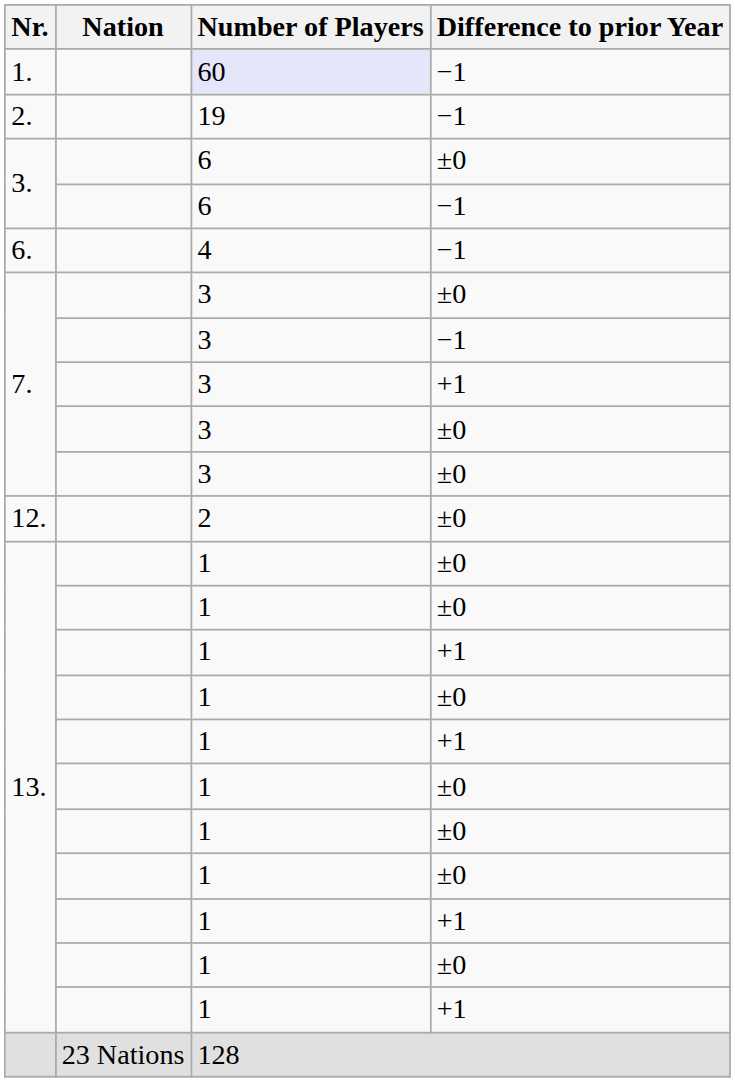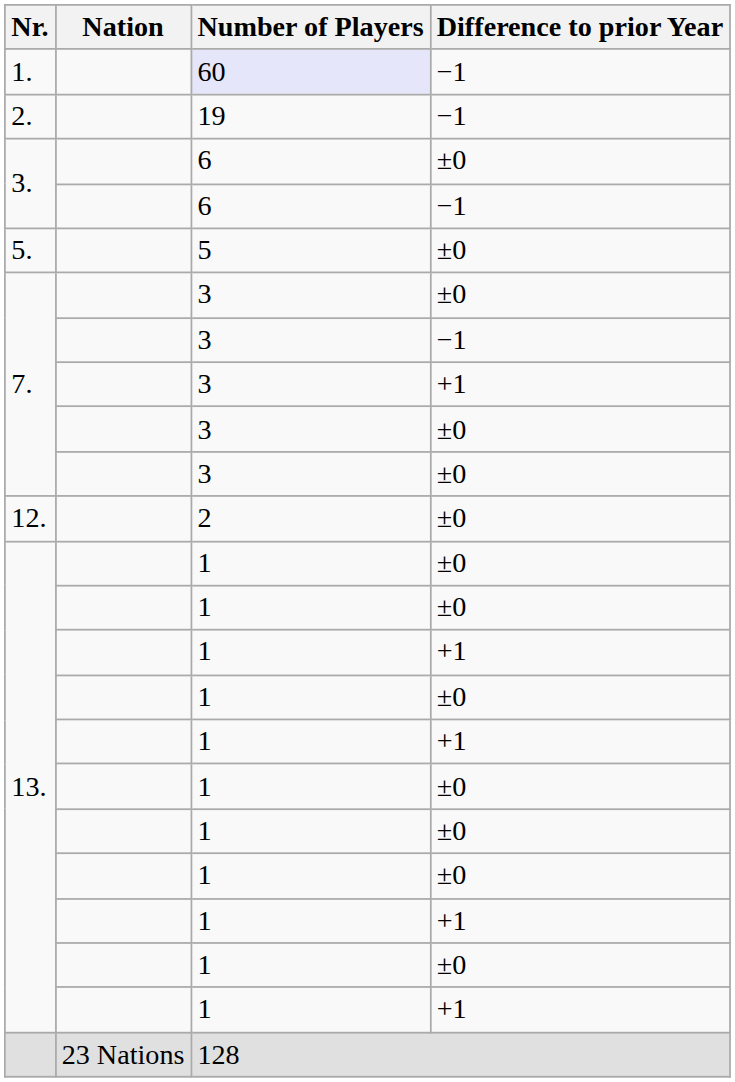+ row: (22, 250)
- row: (22, 250)
